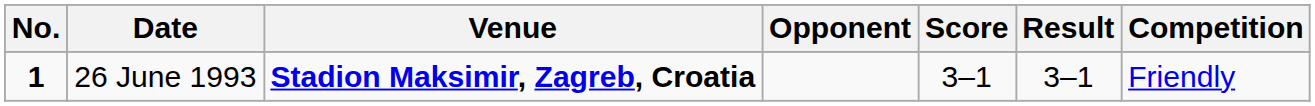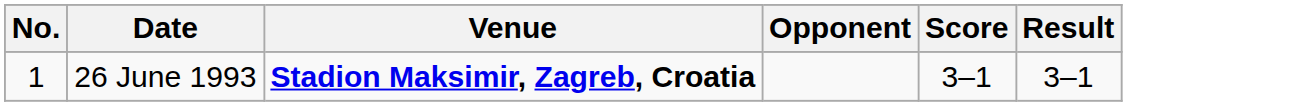- column: (1216, 28)
(36, 76) bold -> (36, 76) normal
